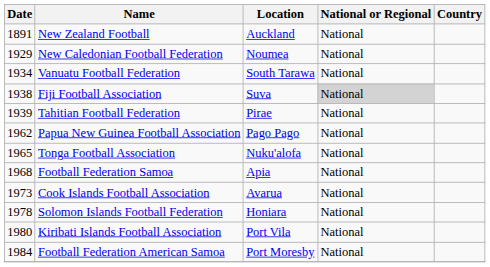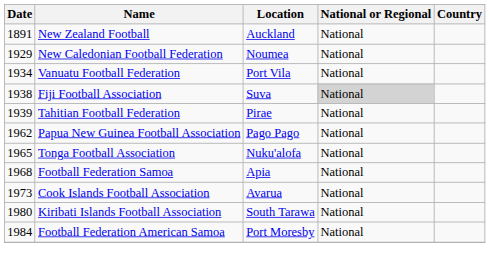(280, 73) South Tarawa -> (268, 73) Port Vila
- row: (130, 212)
(268, 232) Port Vila -> (280, 212) South Tarawa
